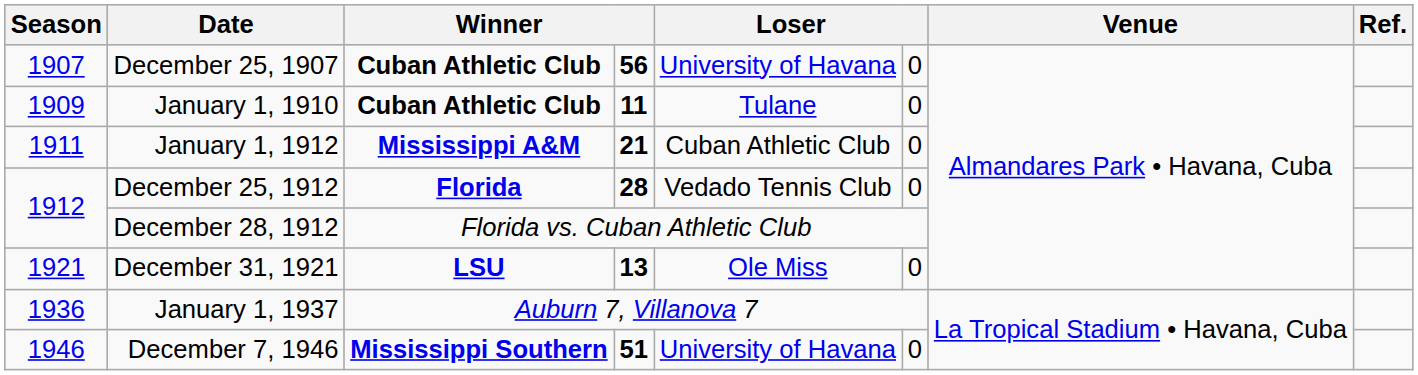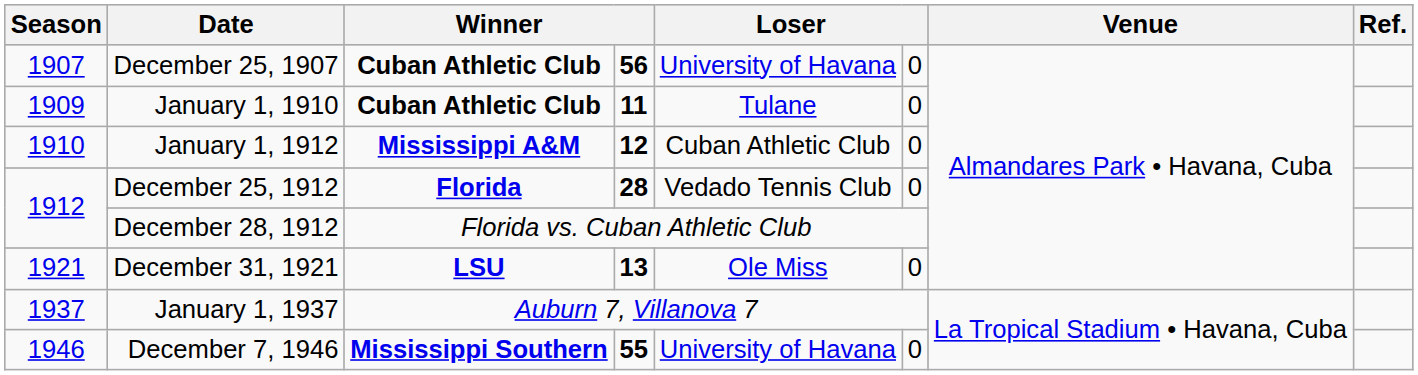(56, 146) 1911 -> (56, 146) 1910
(634, 146) 21 -> (634, 146) 12
(56, 308) 1936 -> (56, 308) 1937
(634, 349) 51 -> (634, 349) 55
